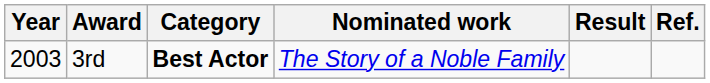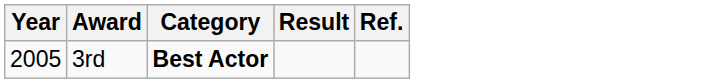- column: (422, 22)
(36, 59) 2003 -> (36, 59) 2005
